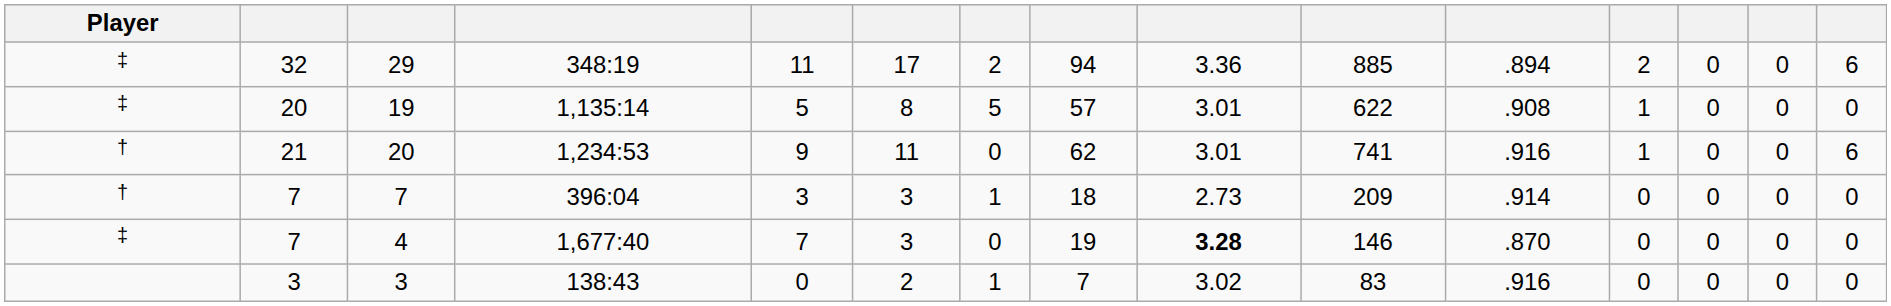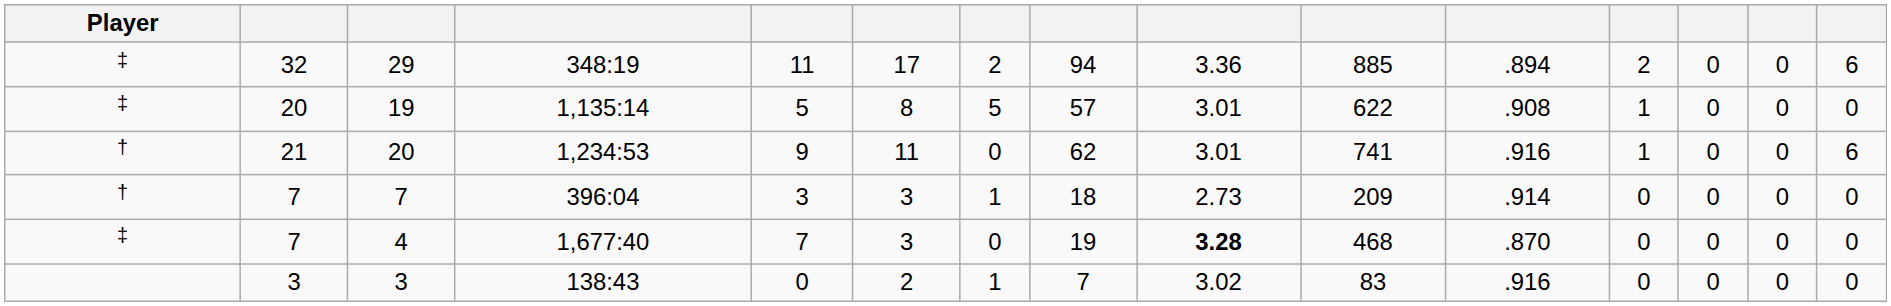(1373, 241) 146 -> (1373, 241) 468
